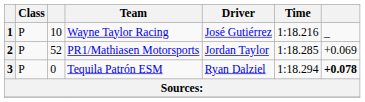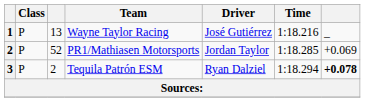(56, 32) 10 -> (56, 32) 13
(53, 69) 0 -> (53, 69) 2
